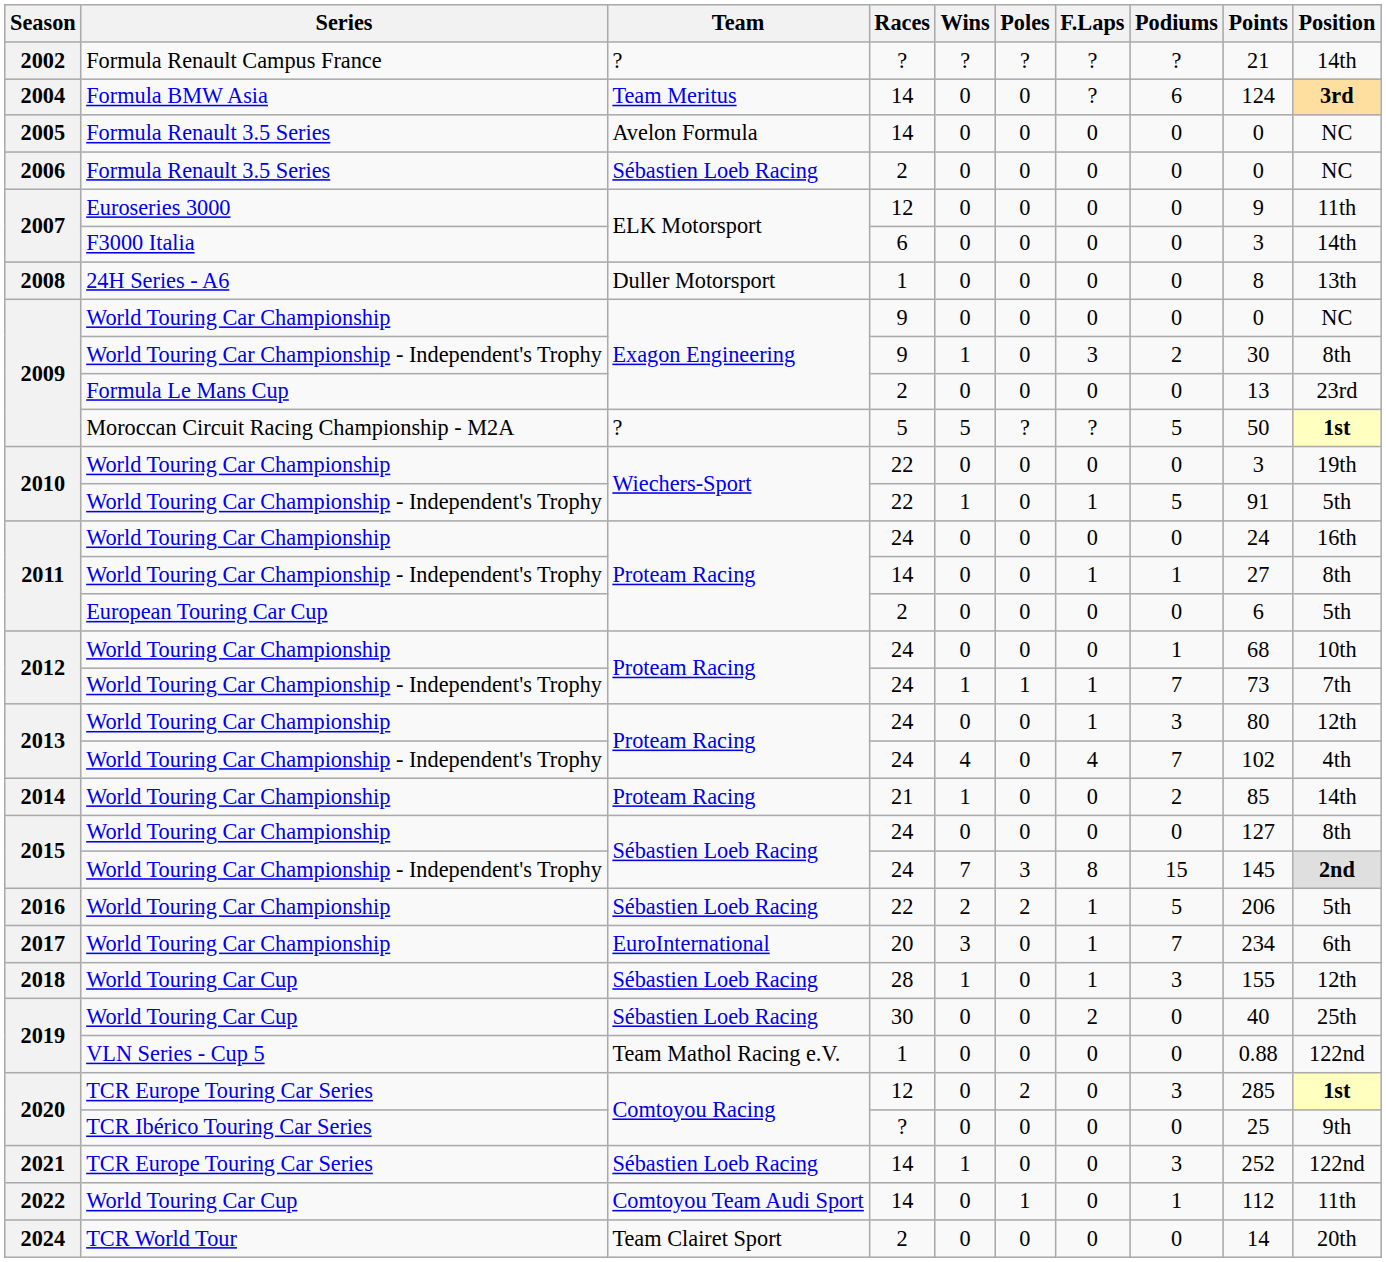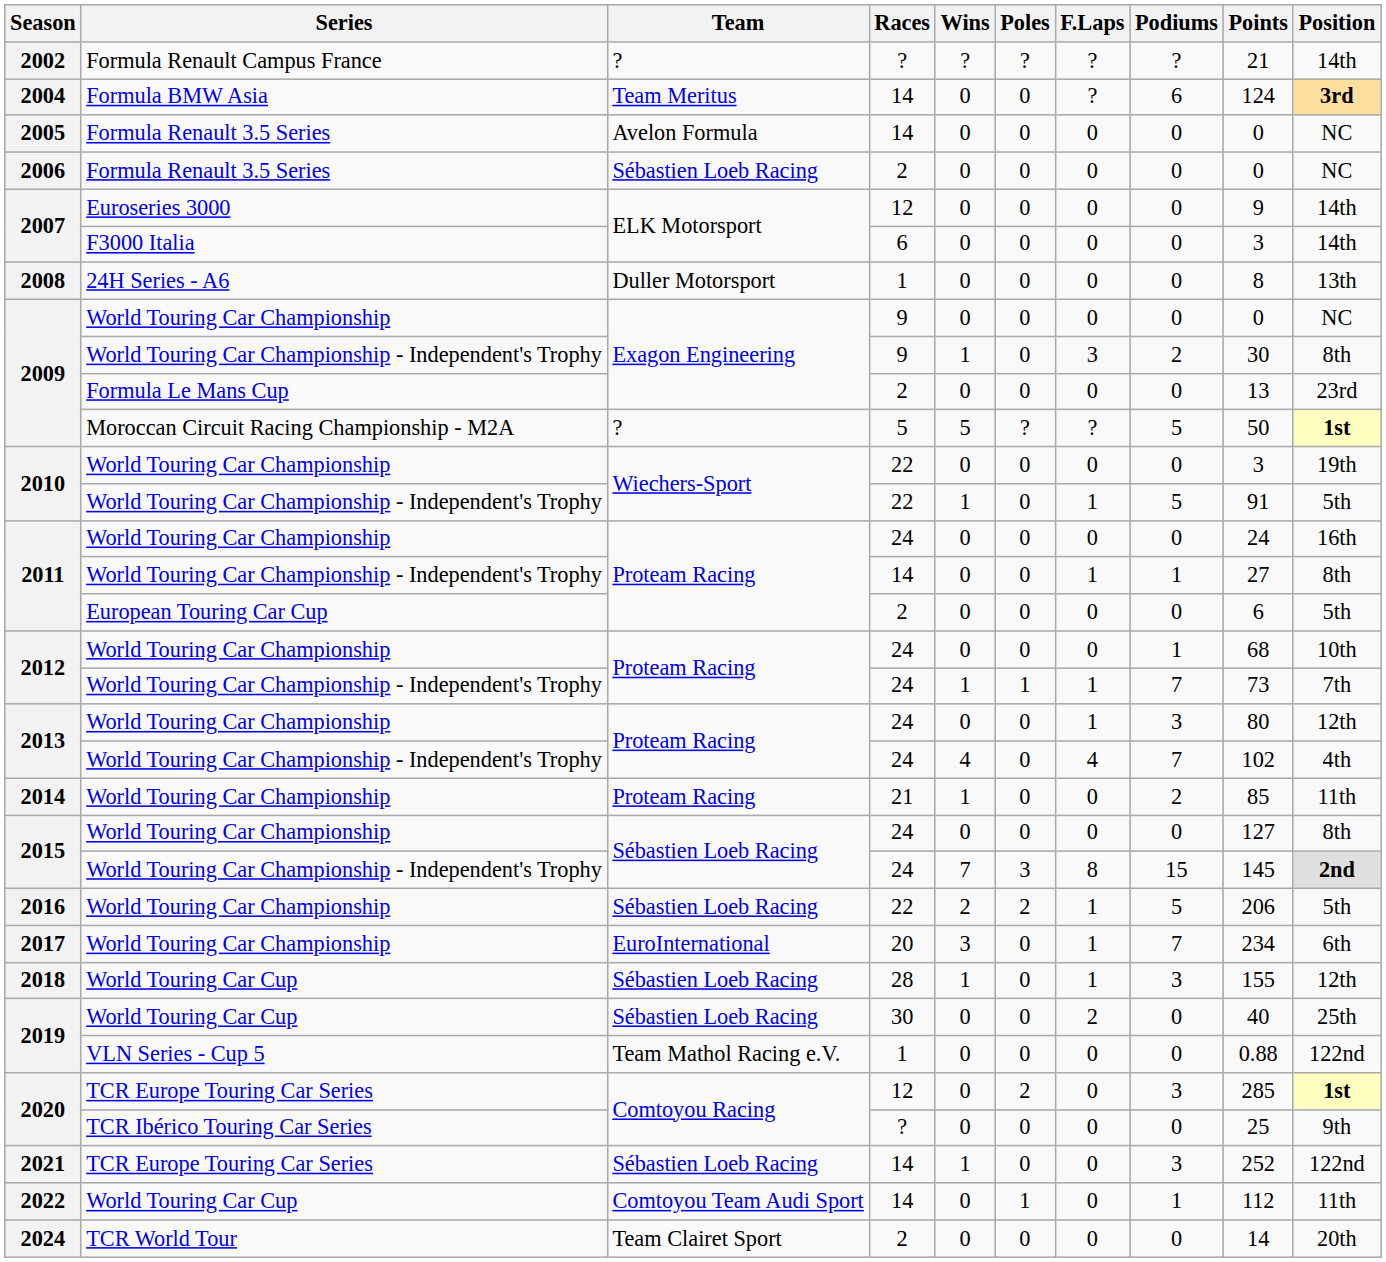(1337, 207) 11th -> (1337, 207) 14th
(1337, 796) 14th -> (1337, 796) 11th
